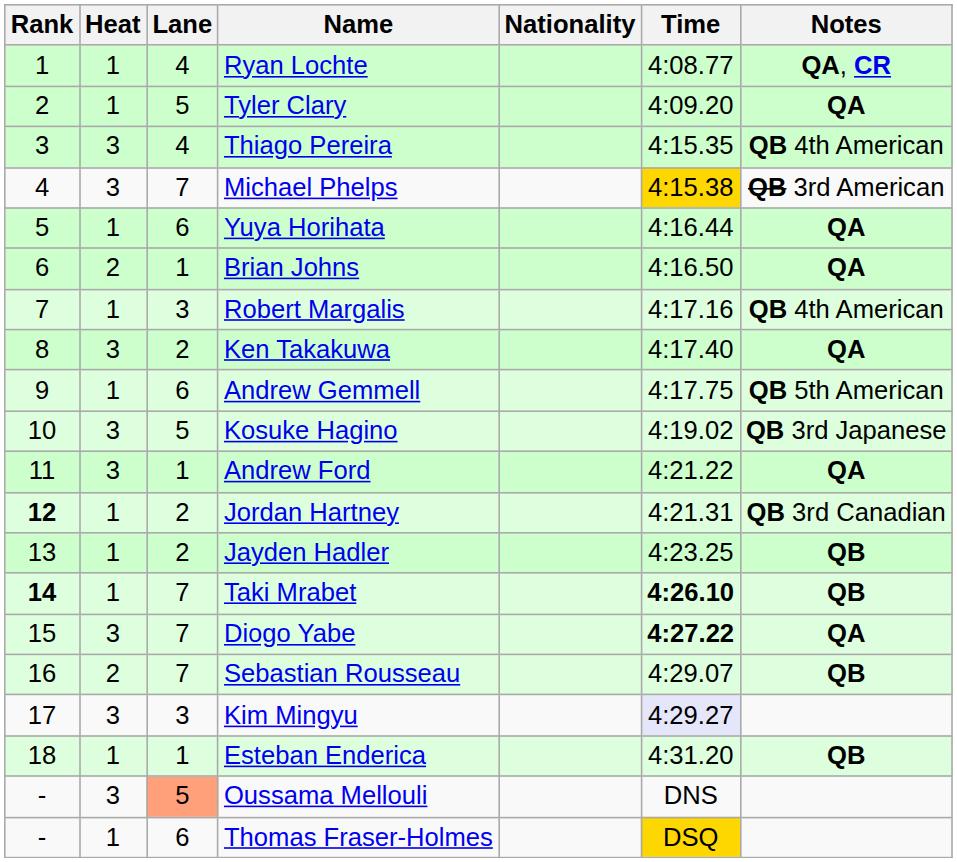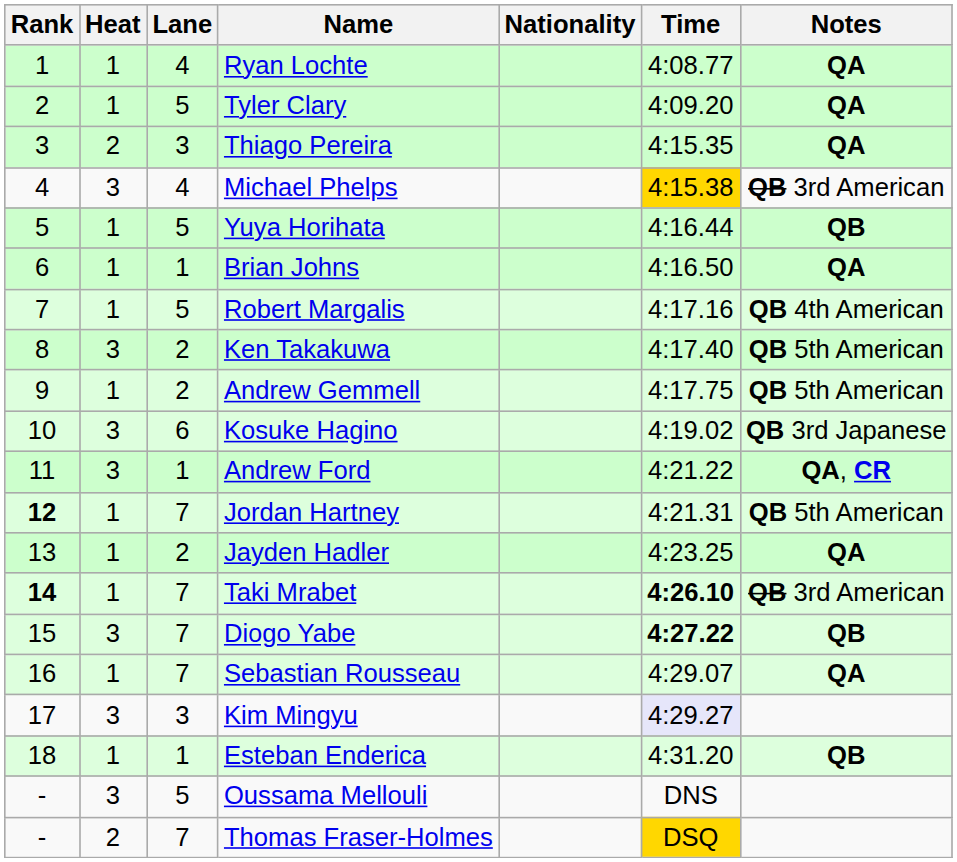(846, 65) QA, CR -> (846, 65) QA
(113, 146) 3 -> (113, 146) 2
(182, 146) 4 -> (182, 146) 3
(846, 146) QB 4th American -> (846, 146) QA
(182, 187) 7 -> (182, 187) 4
(182, 227) 6 -> (182, 227) 5
(846, 227) QA -> (846, 227) QB
(113, 268) 2 -> (113, 268) 1
(182, 308) 3 -> (182, 308) 5
(846, 349) QA -> (846, 349) QB 5th American
(182, 390) 6 -> (182, 390) 2
(182, 430) 5 -> (182, 430) 6
(846, 471) QA -> (846, 471) QA, CR
(182, 512) 2 -> (182, 512) 7
(846, 512) QB 3rd Canadian -> (846, 512) QB 5th American
(846, 552) QB -> (846, 552) QA
(846, 593) QB -> (846, 593) QB 3rd American
(846, 633) QA -> (846, 633) QB
(113, 674) 2 -> (113, 674) 1
(846, 674) QB -> (846, 674) QA
(182, 796) lightsalmon background -> (182, 796) no background
(113, 836) 1 -> (113, 836) 2
(182, 836) 6 -> (182, 836) 7
